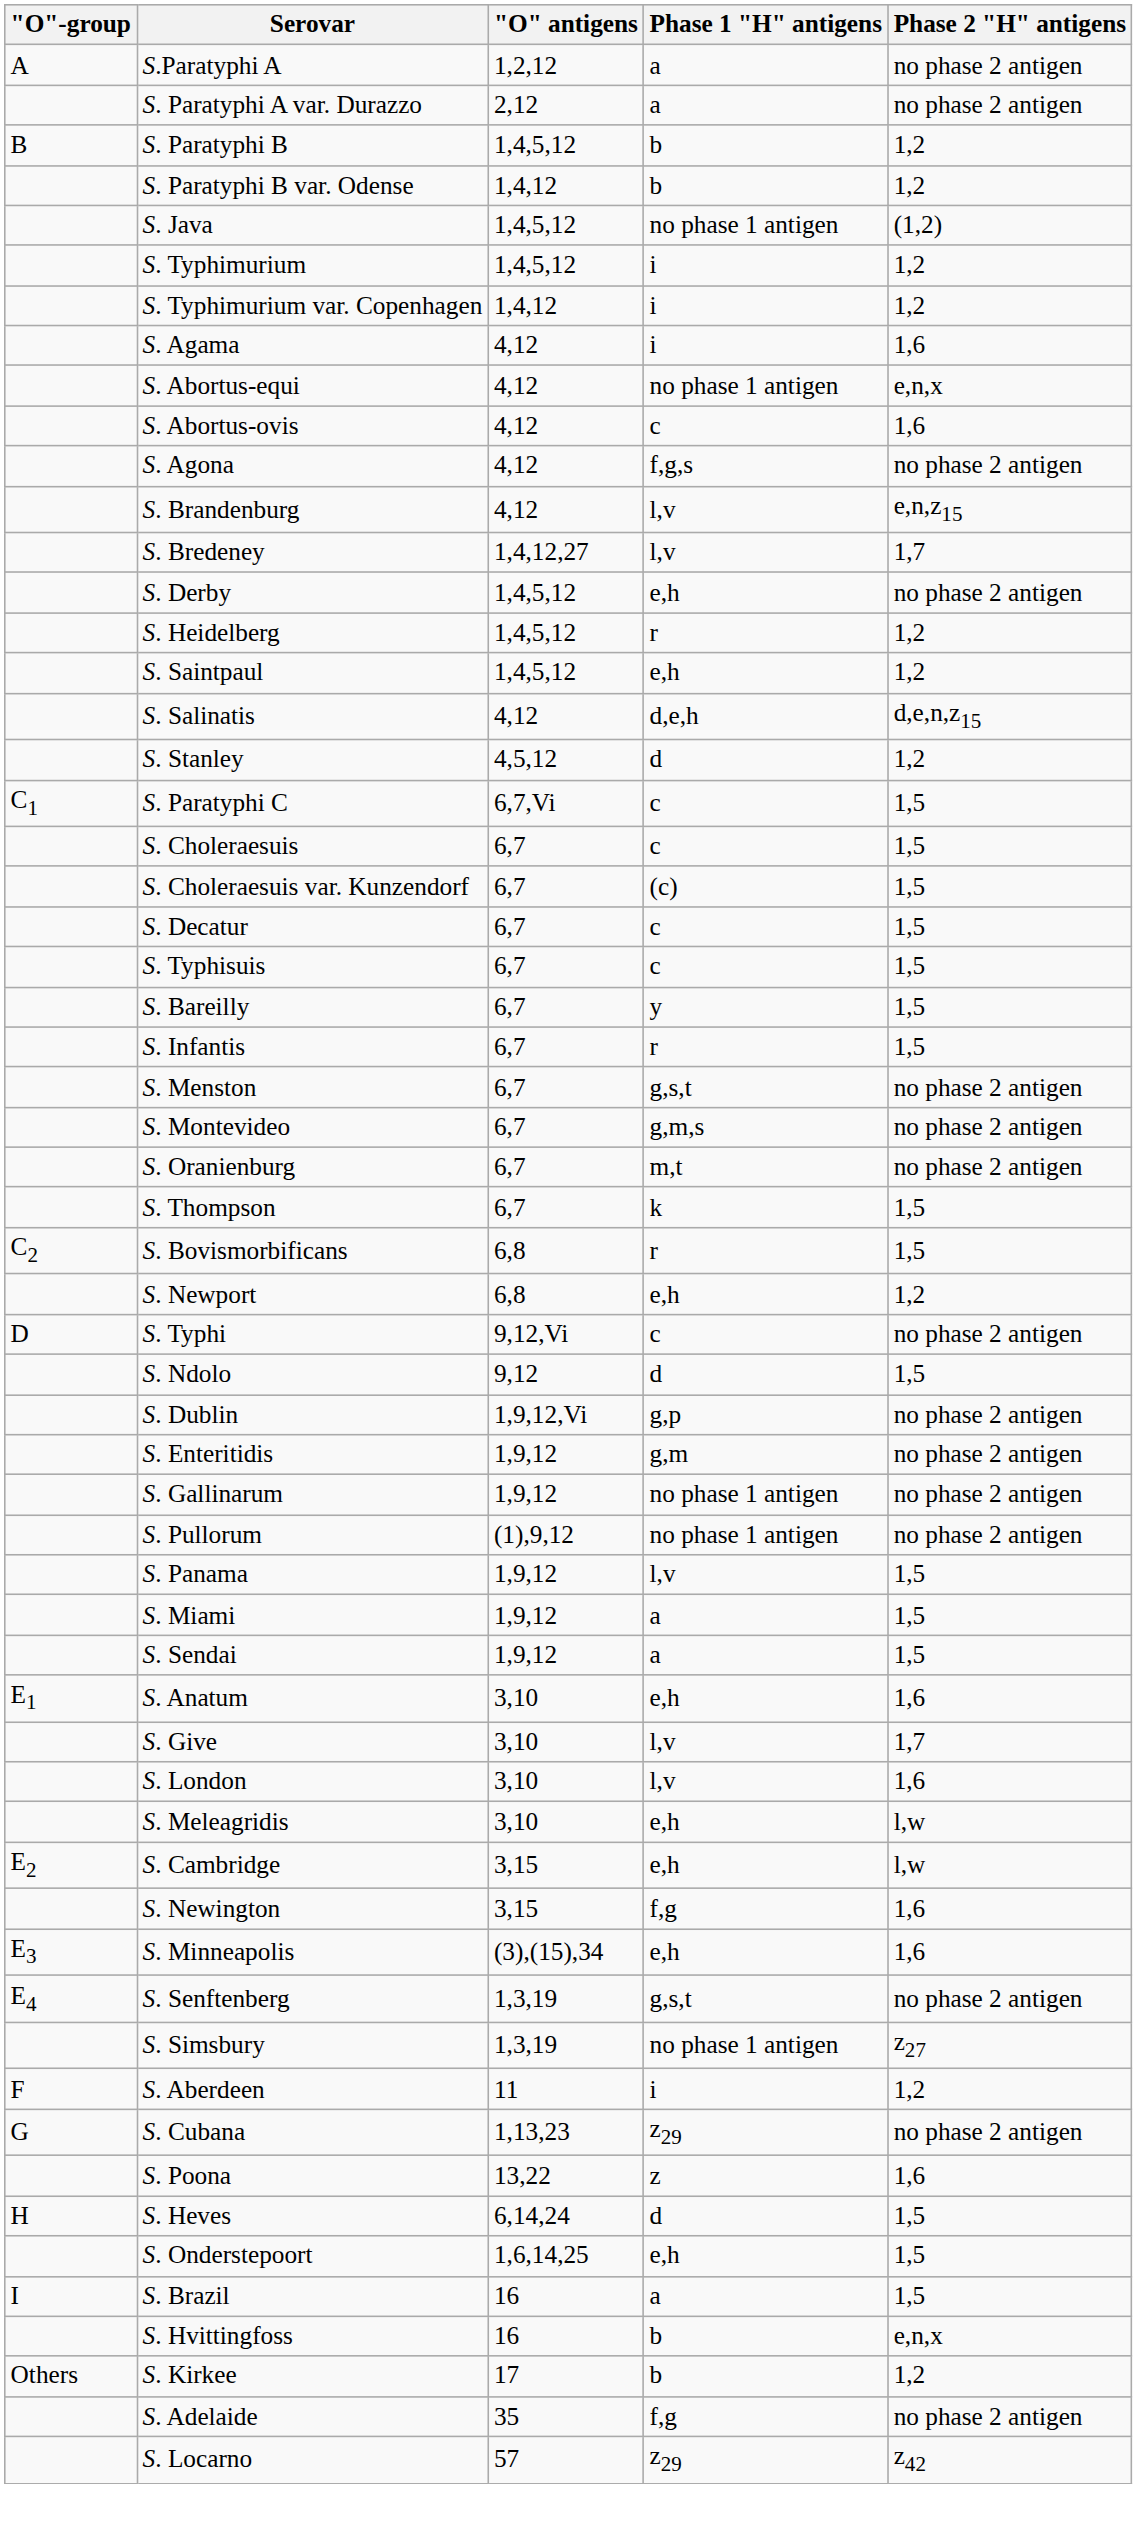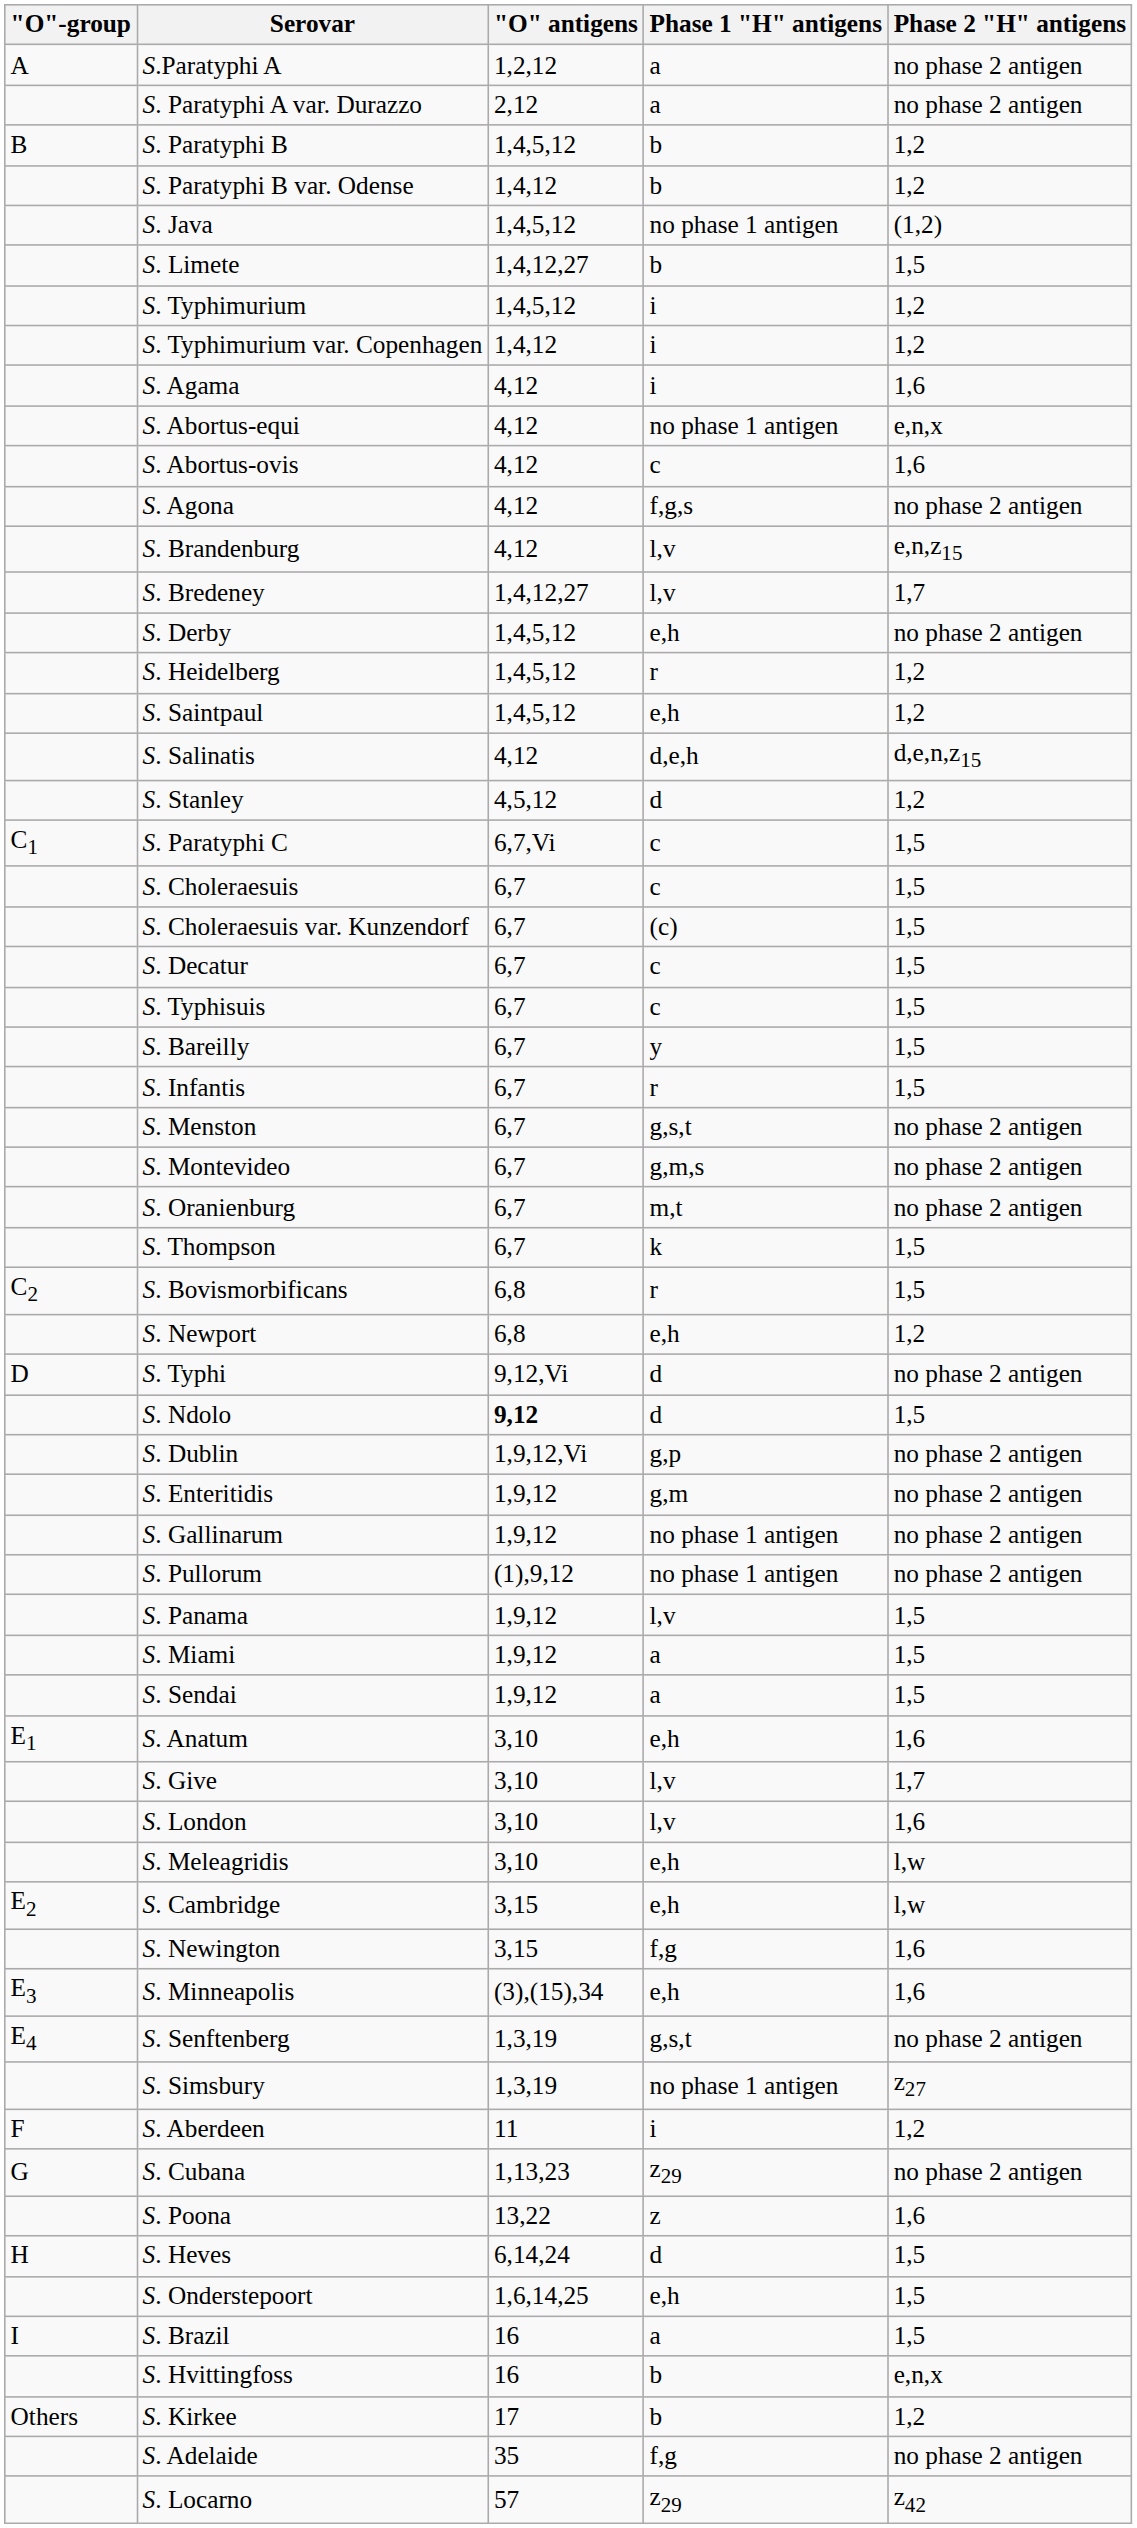+ row: (191, 265)
(655, 1333) c -> (656, 1374) d
(516, 1374) normal -> (516, 1414) bold
